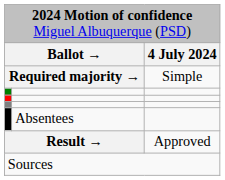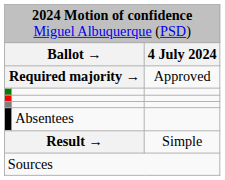(182, 76) Simple -> (182, 76) Approved
(182, 141) Approved -> (182, 141) Simple
